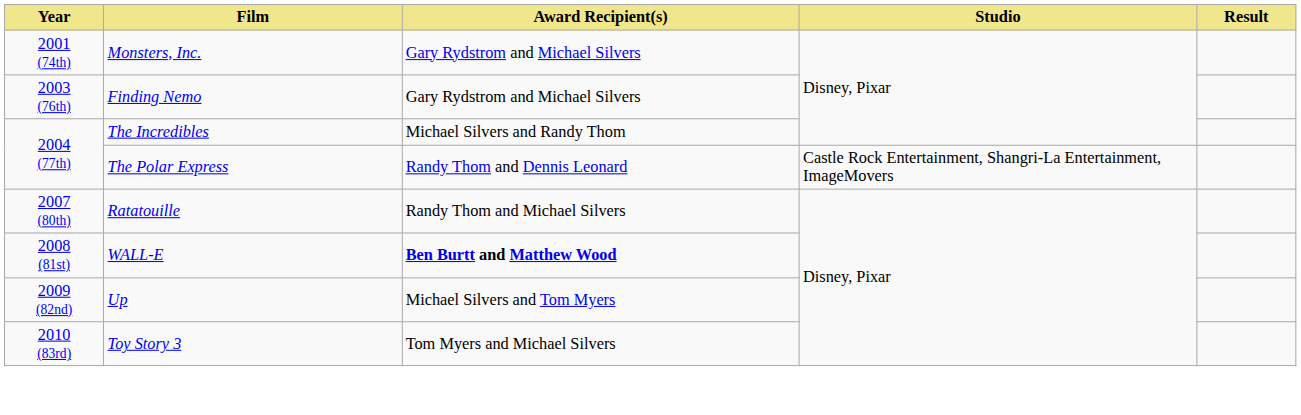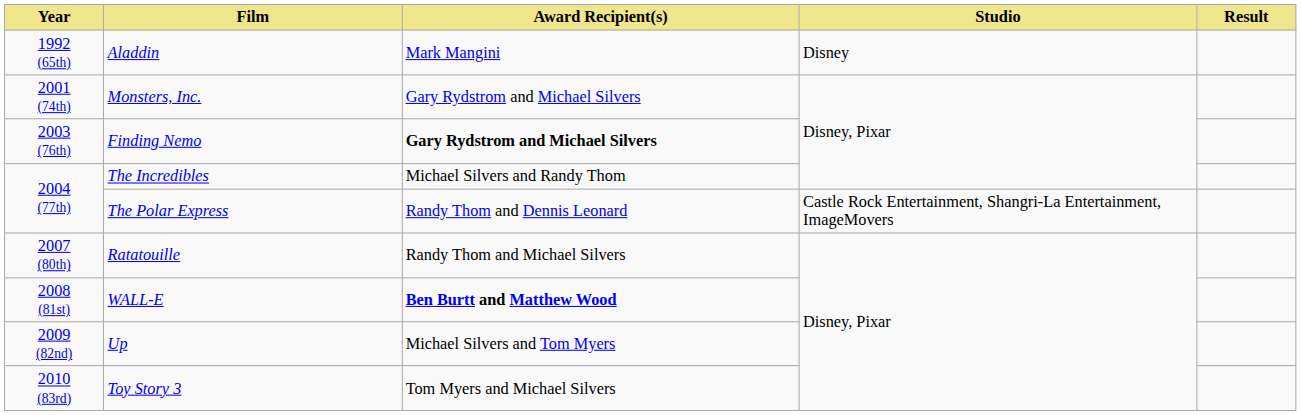+ row: (133, 52)
(523, 96) normal -> (531, 140) bold
